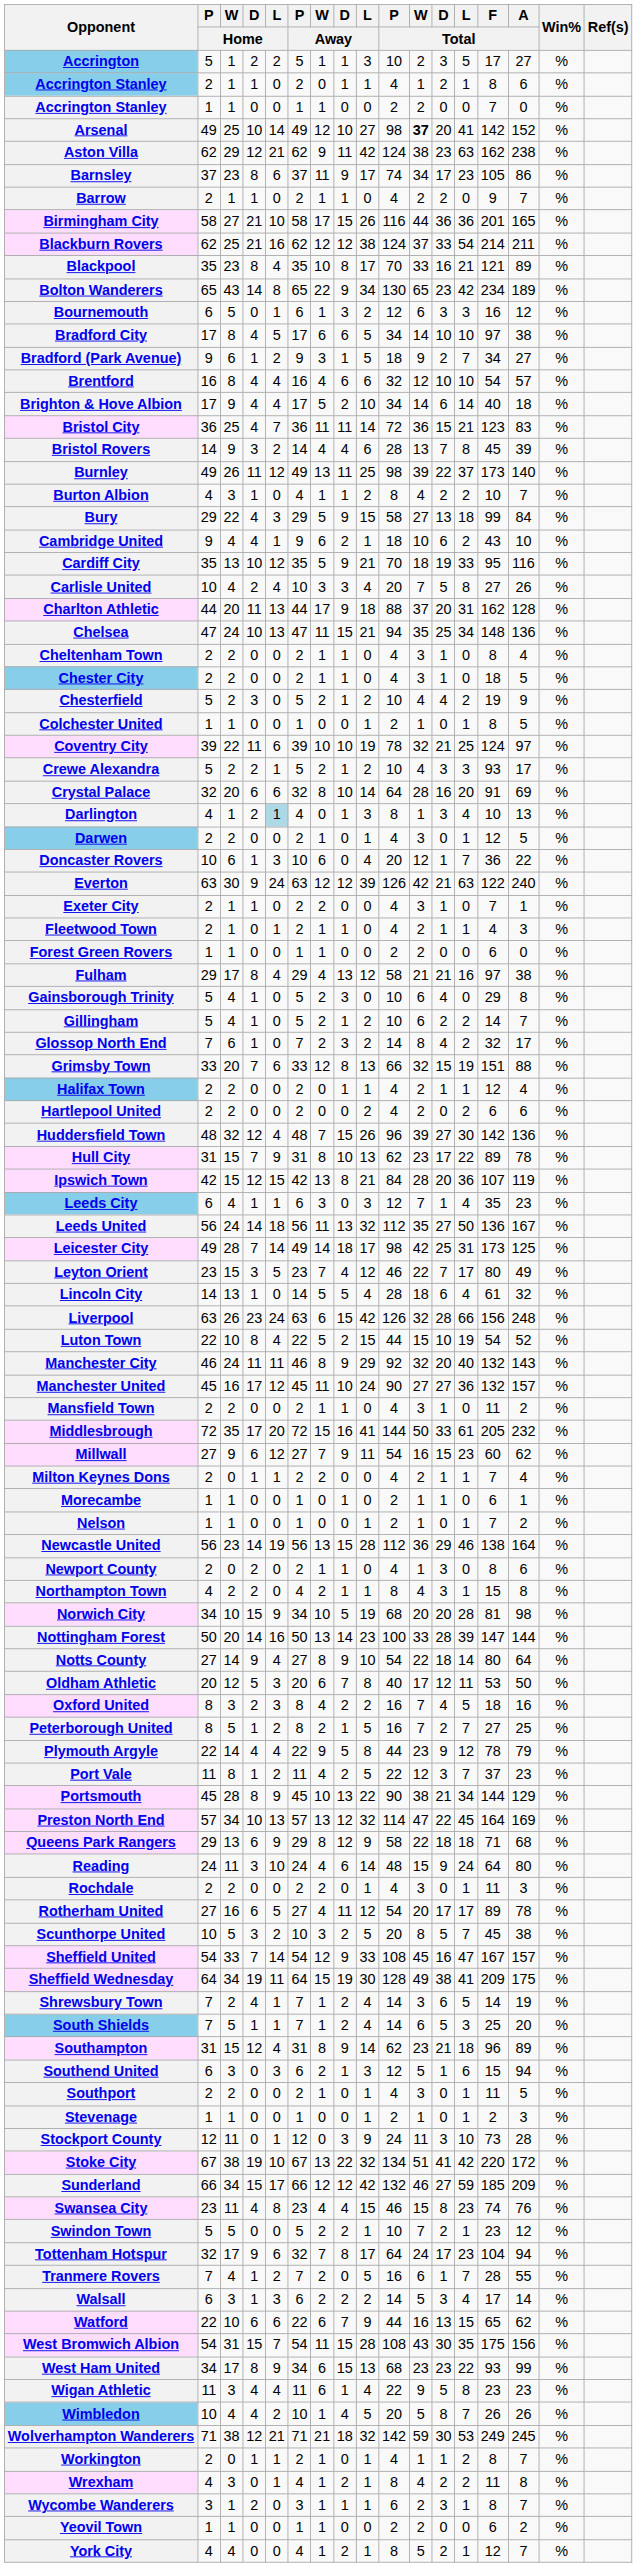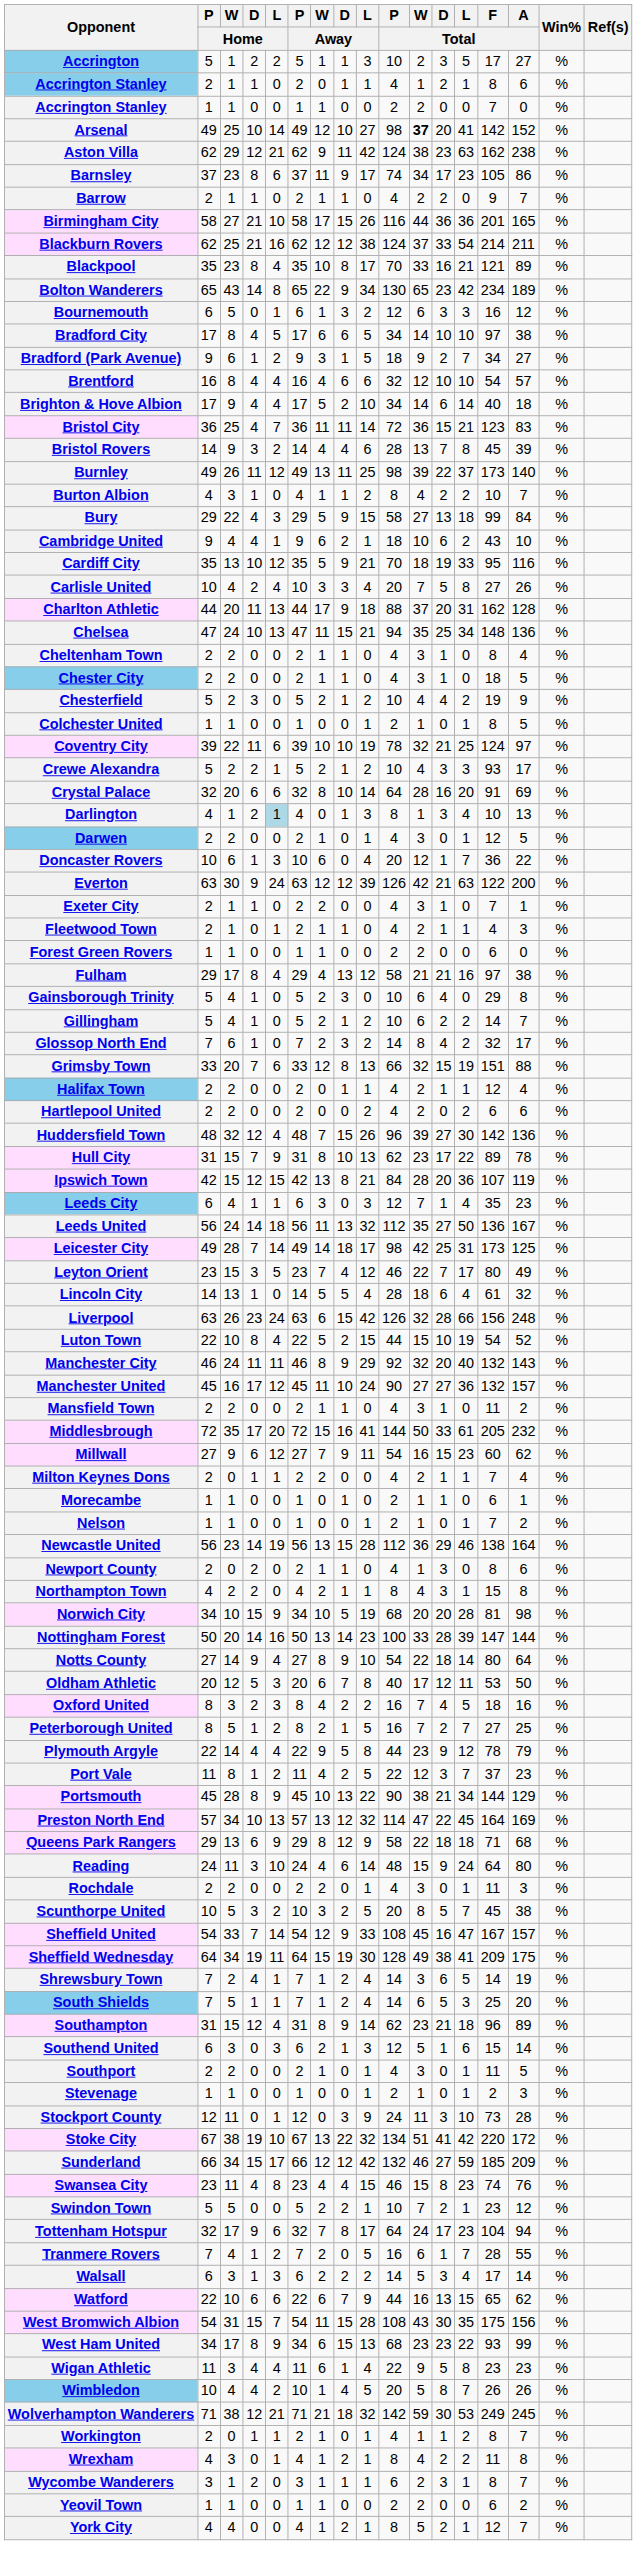(523, 883) 240 -> (523, 883) 200
- row: (101, 1911)
(523, 2071) 94 -> (523, 2048) 14
